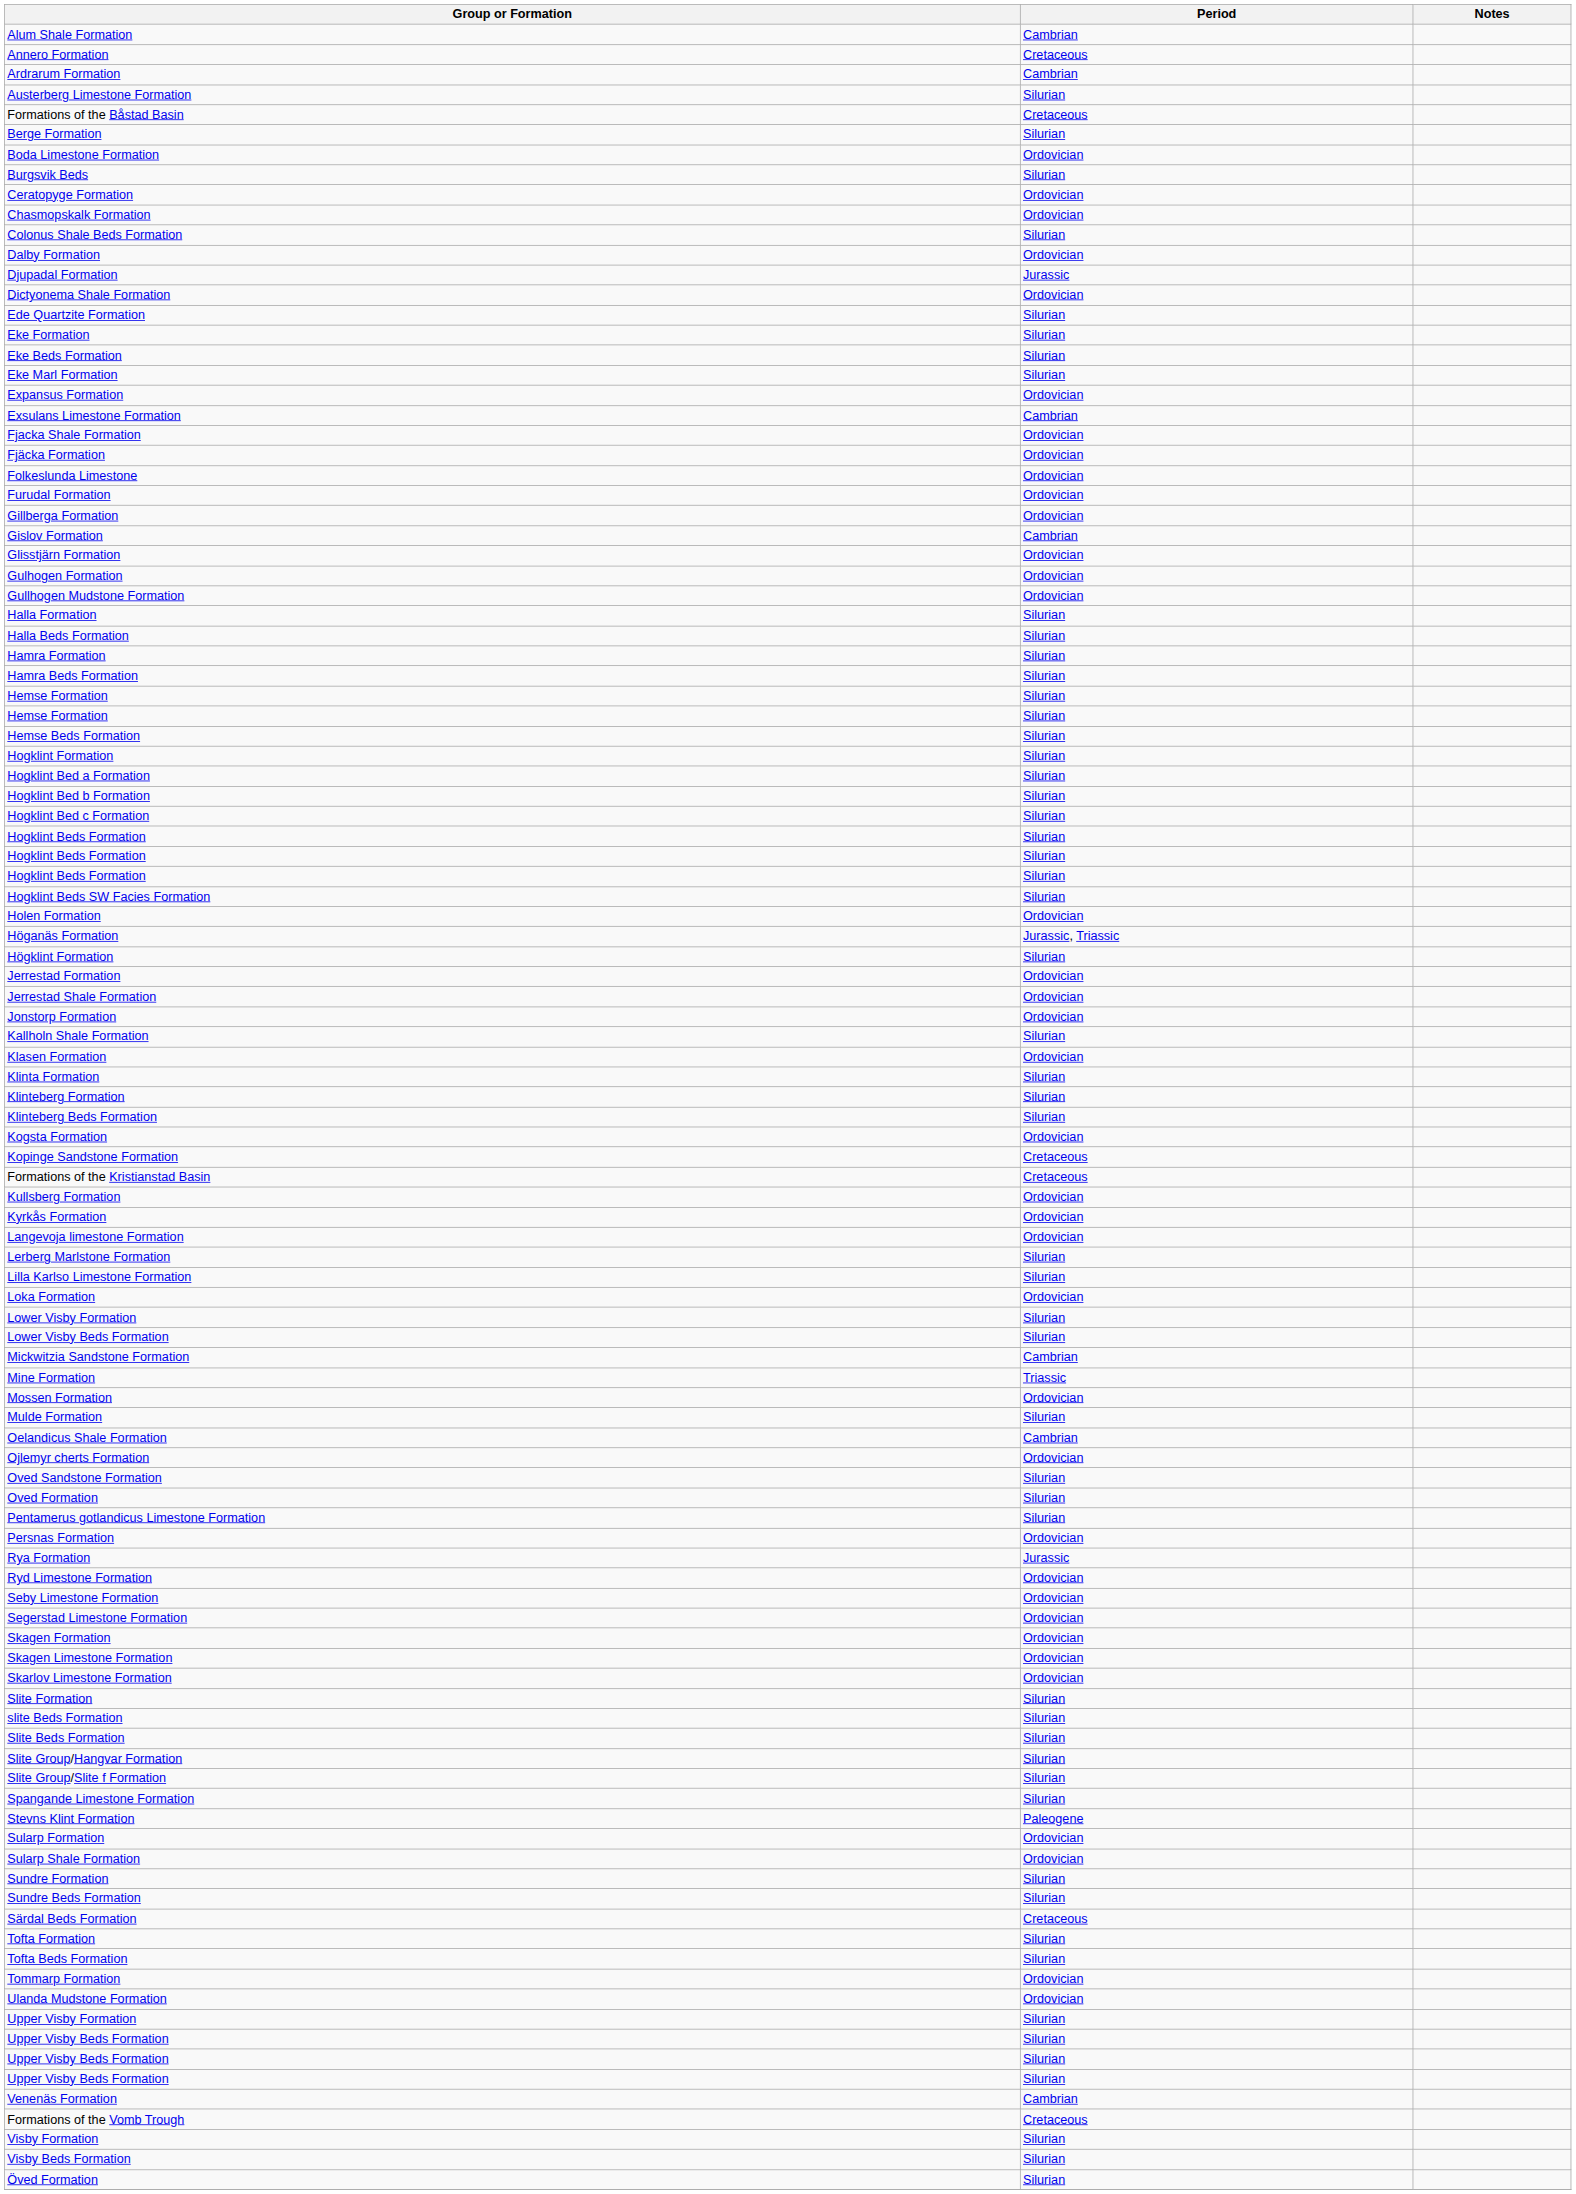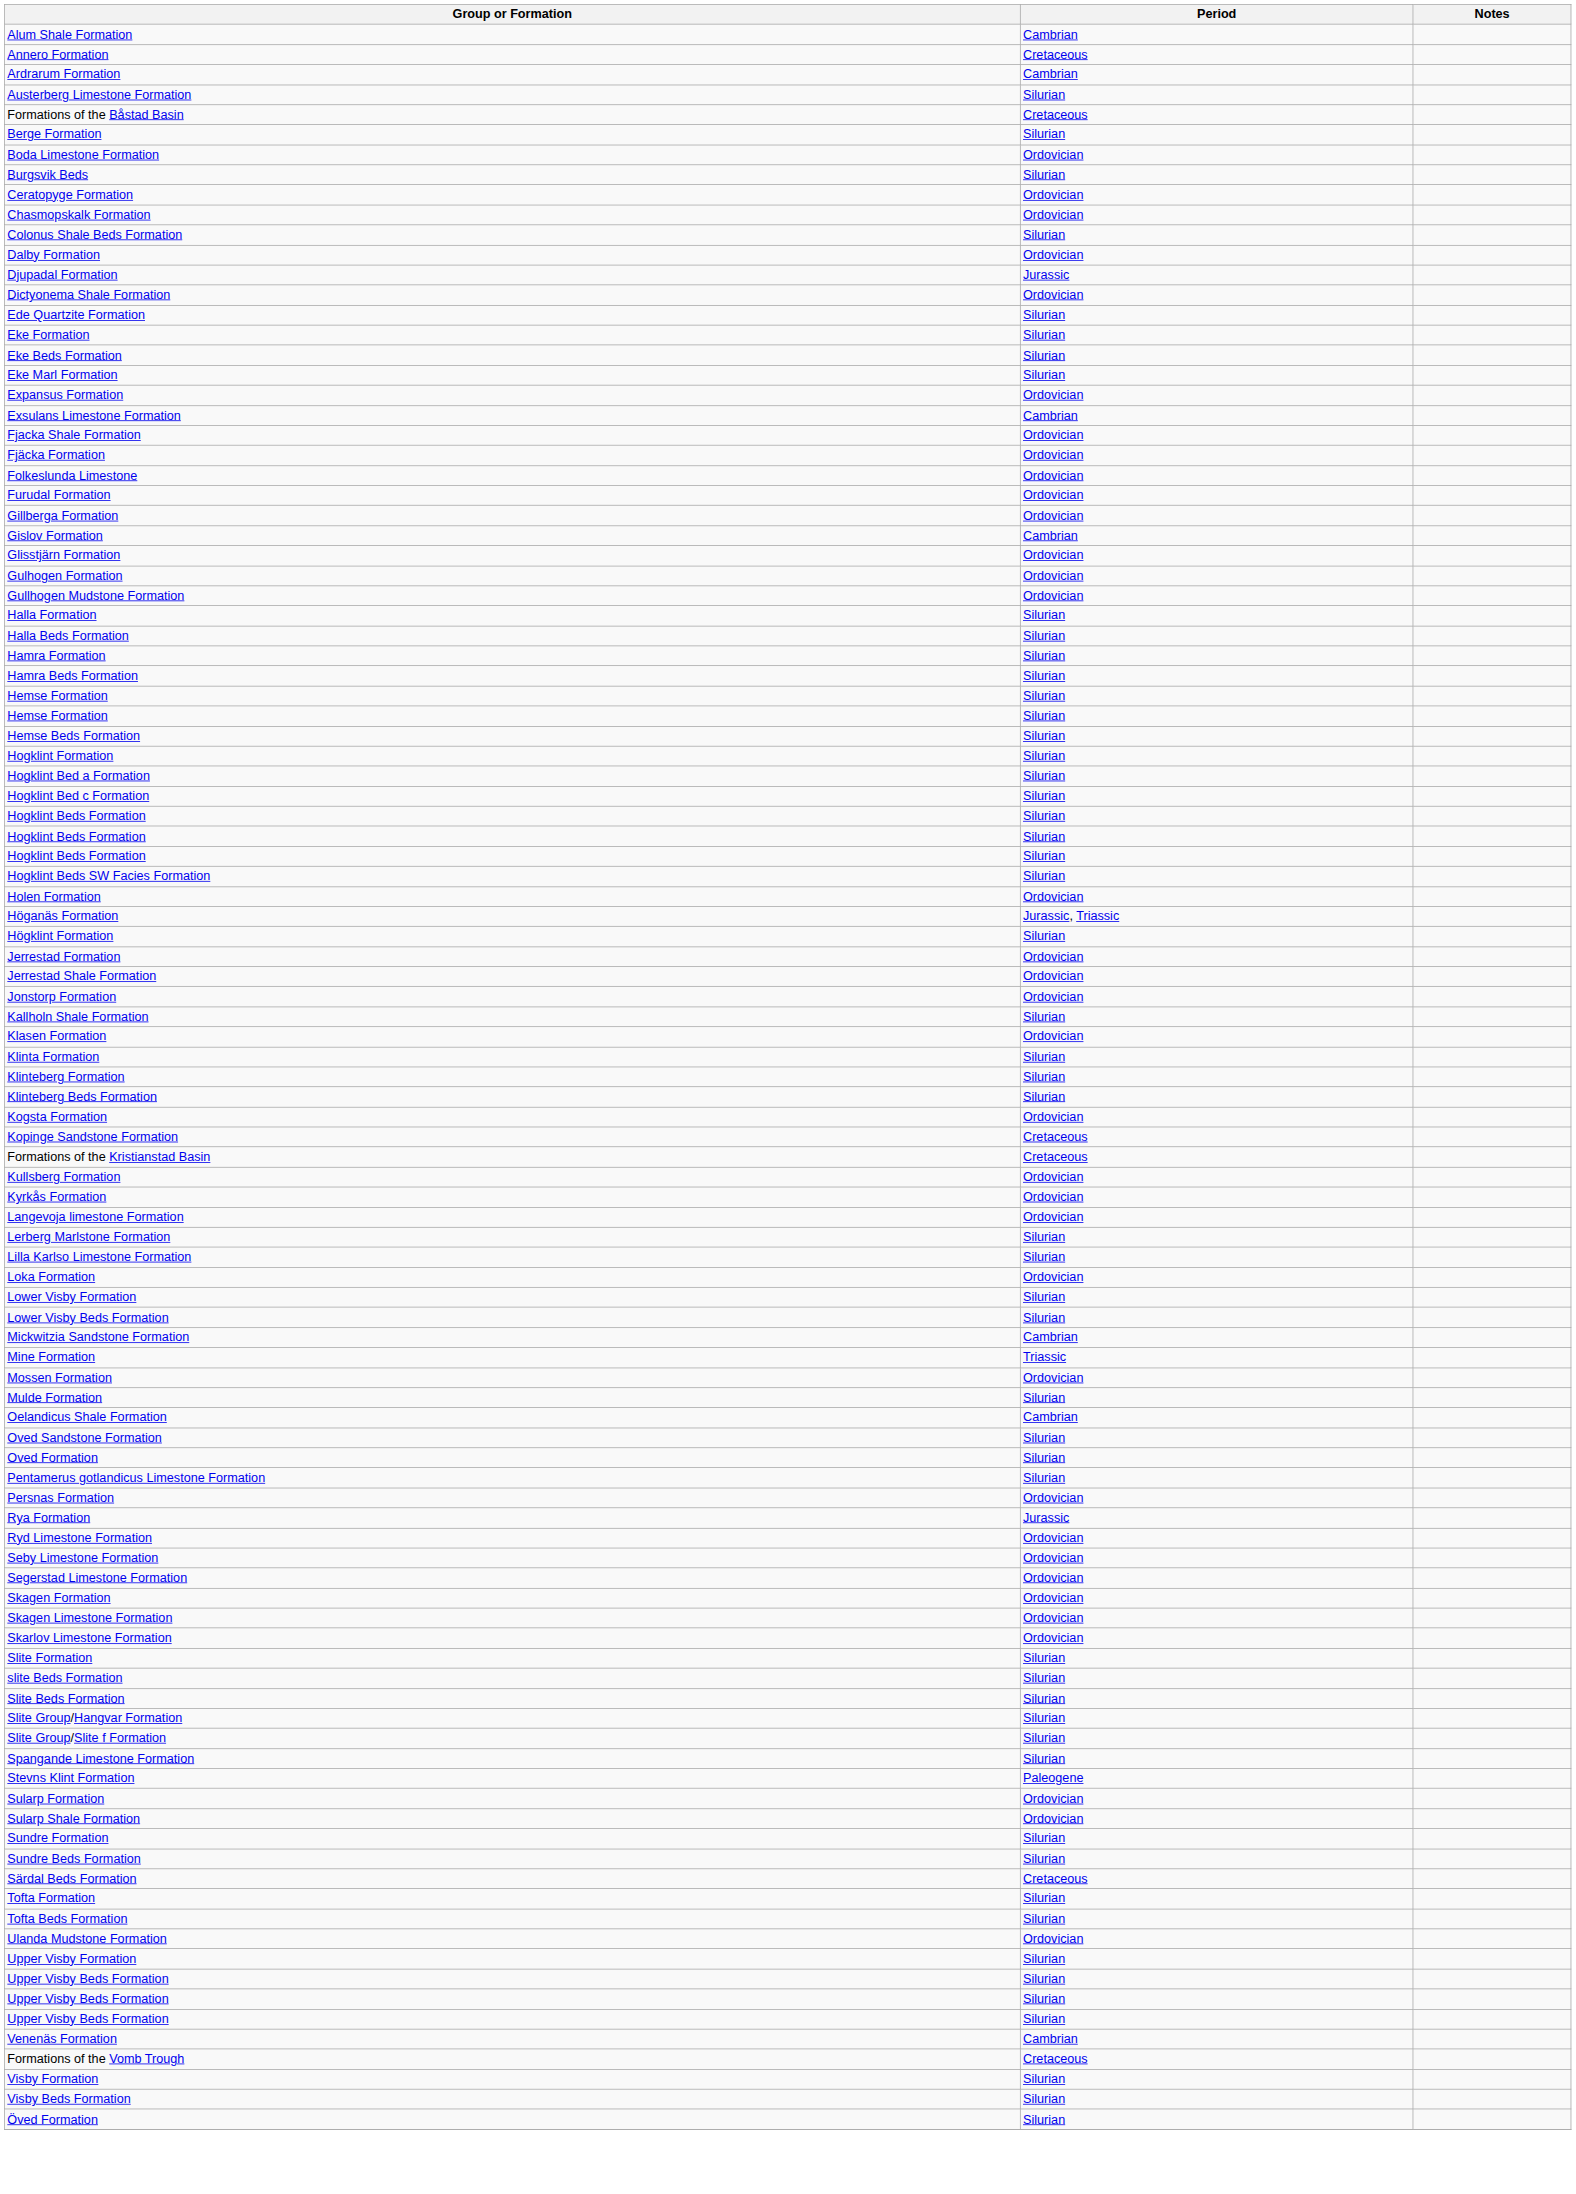- row: (79, 796)
- row: (78, 1457)
- row: (64, 1979)
